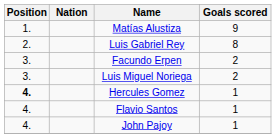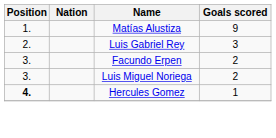(235, 45) 8 -> (235, 45) 3
- row: (147, 109)
- row: (147, 125)
